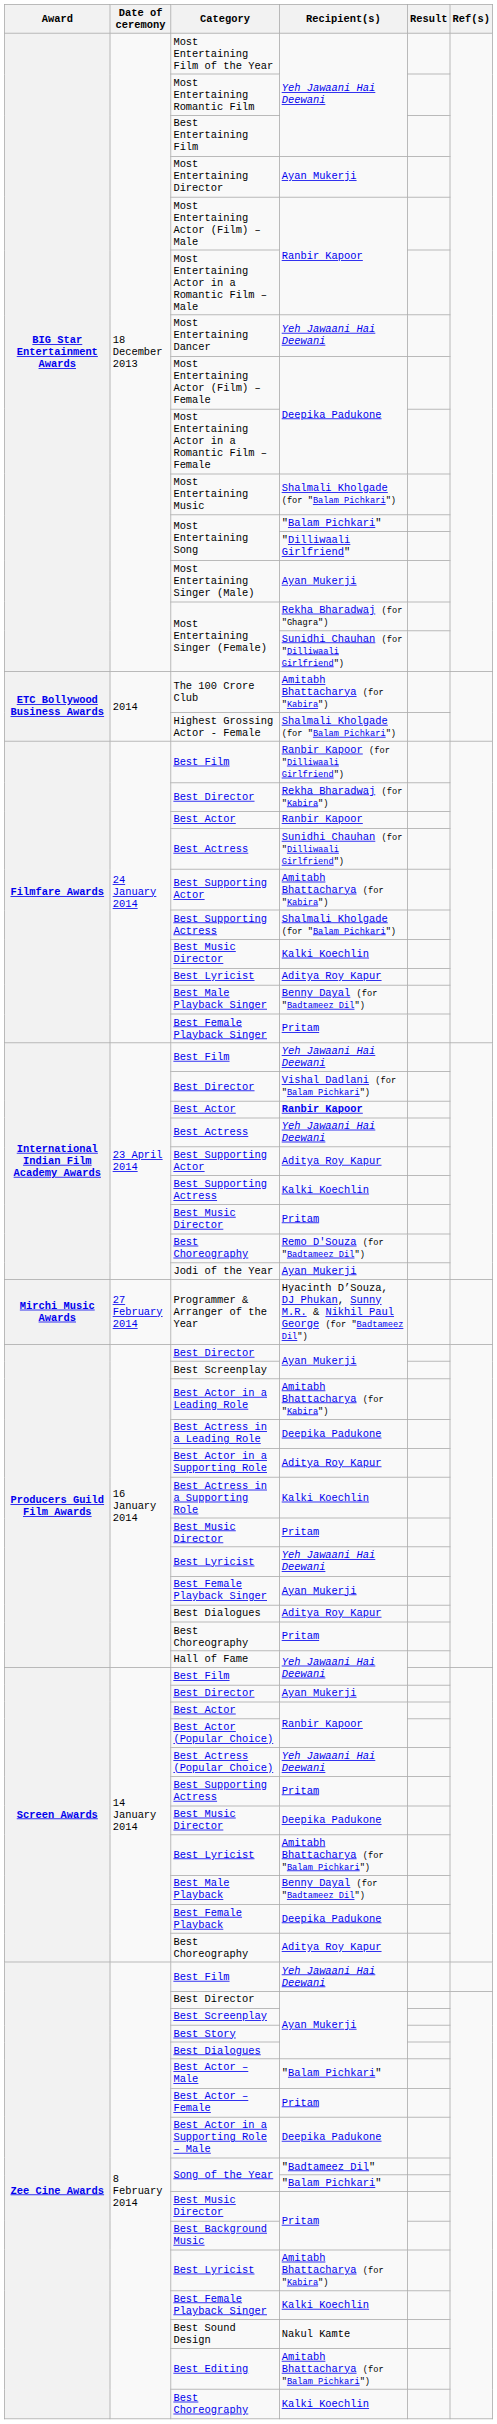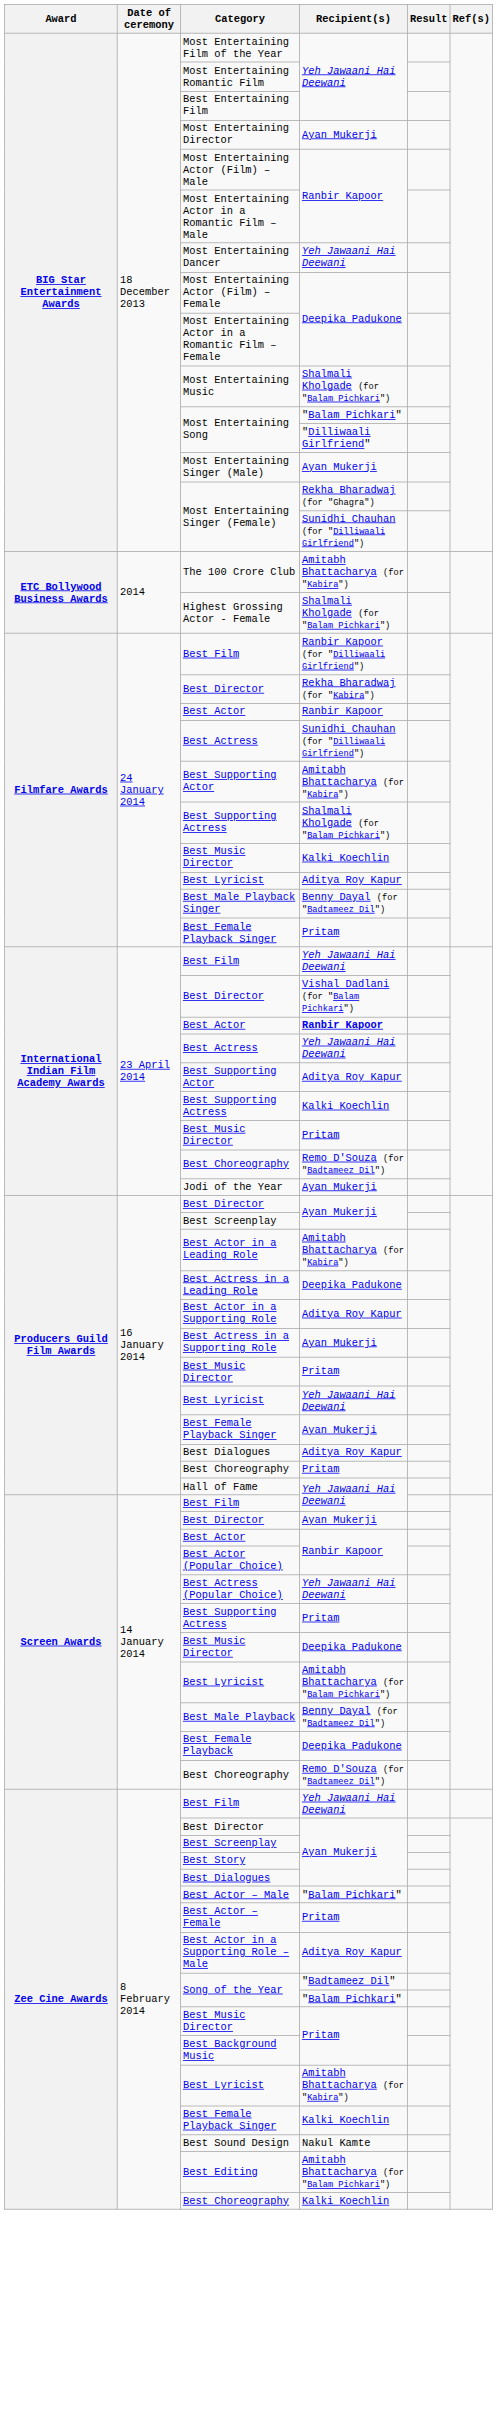- row: (57, 1312)
(325, 1498) Kalki Koechlin -> (339, 1343) Ayan Mukerji
(332, 1948) Aditya Roy Kapur -> (353, 1775) Remo D'Souza (for "Badtameez Dil")
(332, 2137) Deepika Padukone -> (352, 1953) Aditya Roy Kapur
